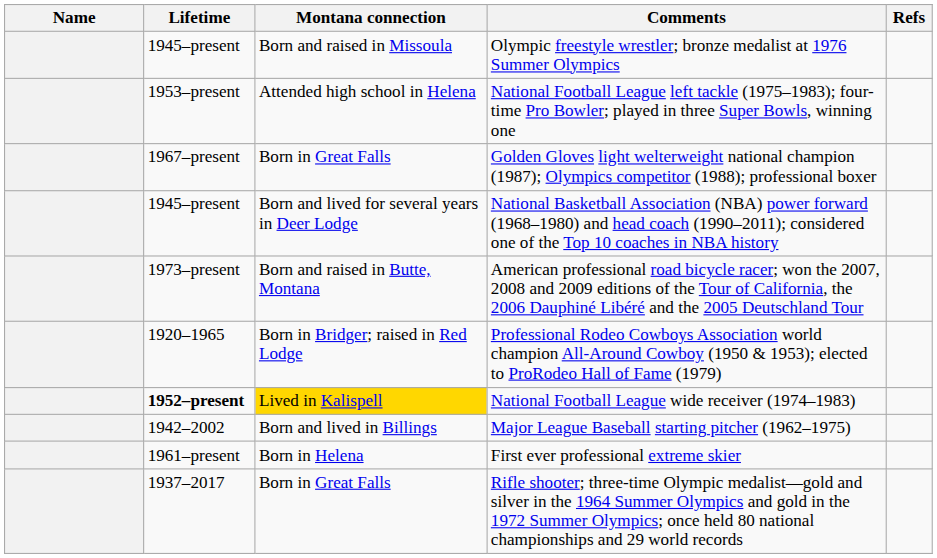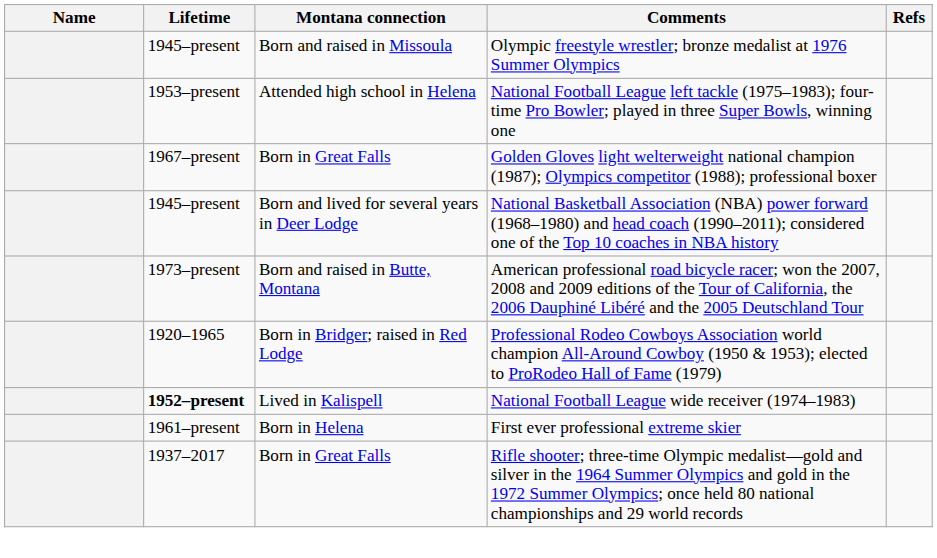(321, 400) gold background -> (321, 400) no background
- row: (671, 427)
